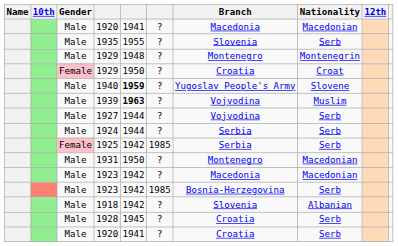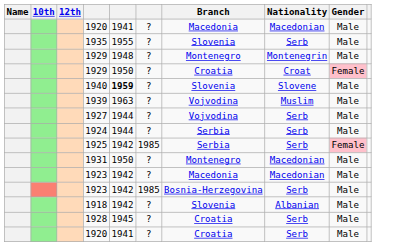columns swapped: (375, 12) <-> (75, 12)
(235, 86) Yugoslav People's Army -> (213, 86) Slovenia
(133, 101) bold -> (122, 101) normal
